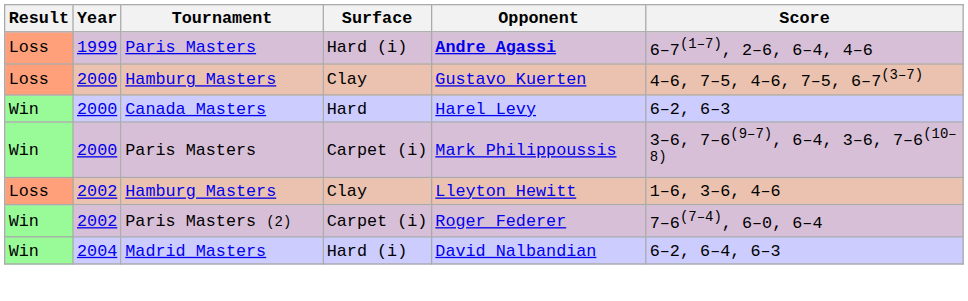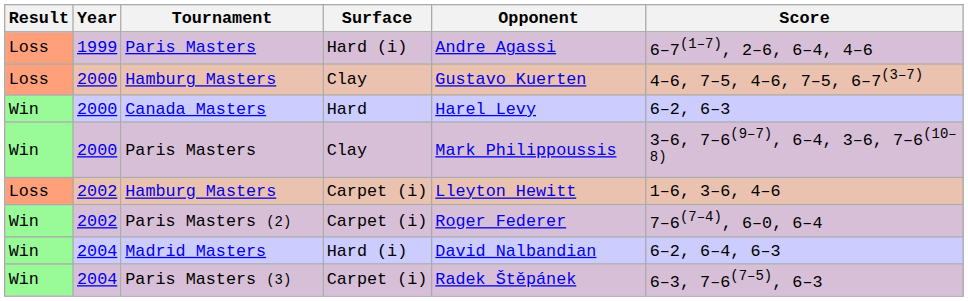(496, 48) bold -> (496, 48) normal
(377, 150) Carpet (i) -> (347, 150) Clay
(347, 191) Clay -> (377, 191) Carpet (i)
+ row: (97, 280)
